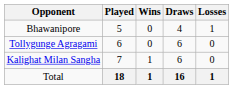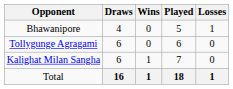columns swapped: (119, 12) <-> (179, 12)
